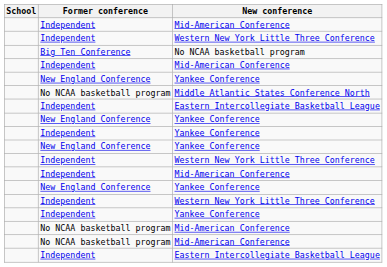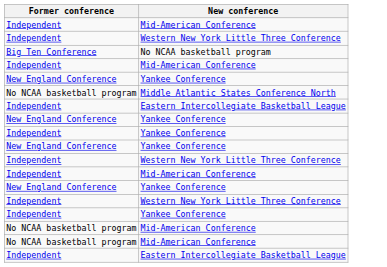- column: (21, 11)
